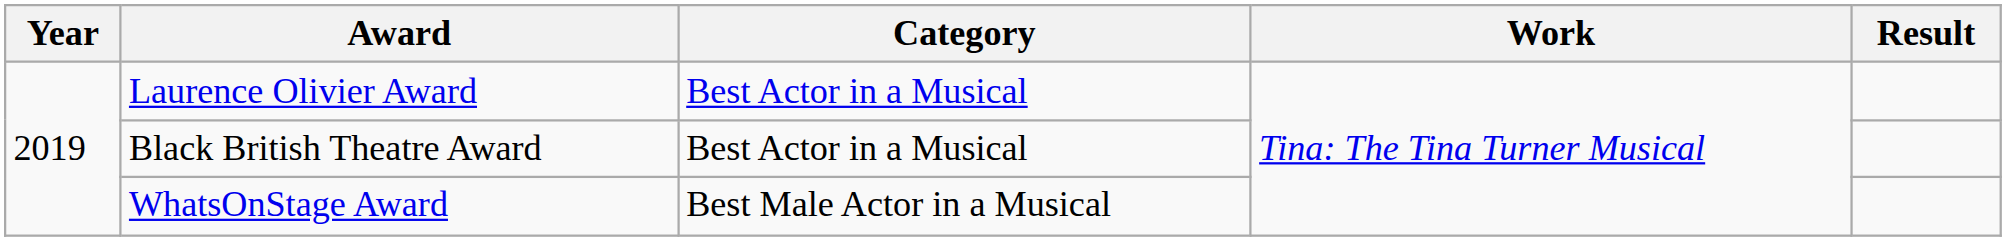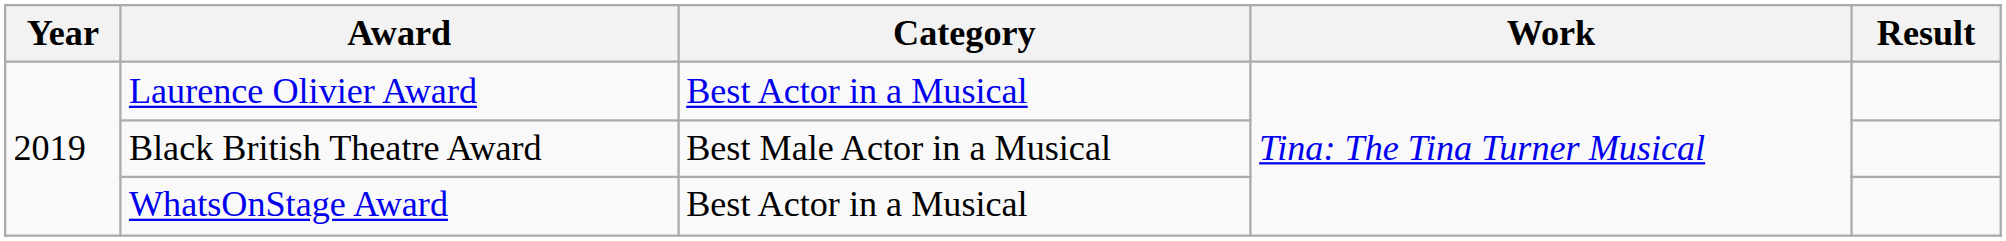(857, 147) Best Actor in a Musical -> (899, 147) Best Male Actor in a Musical
(899, 205) Best Male Actor in a Musical -> (857, 205) Best Actor in a Musical
